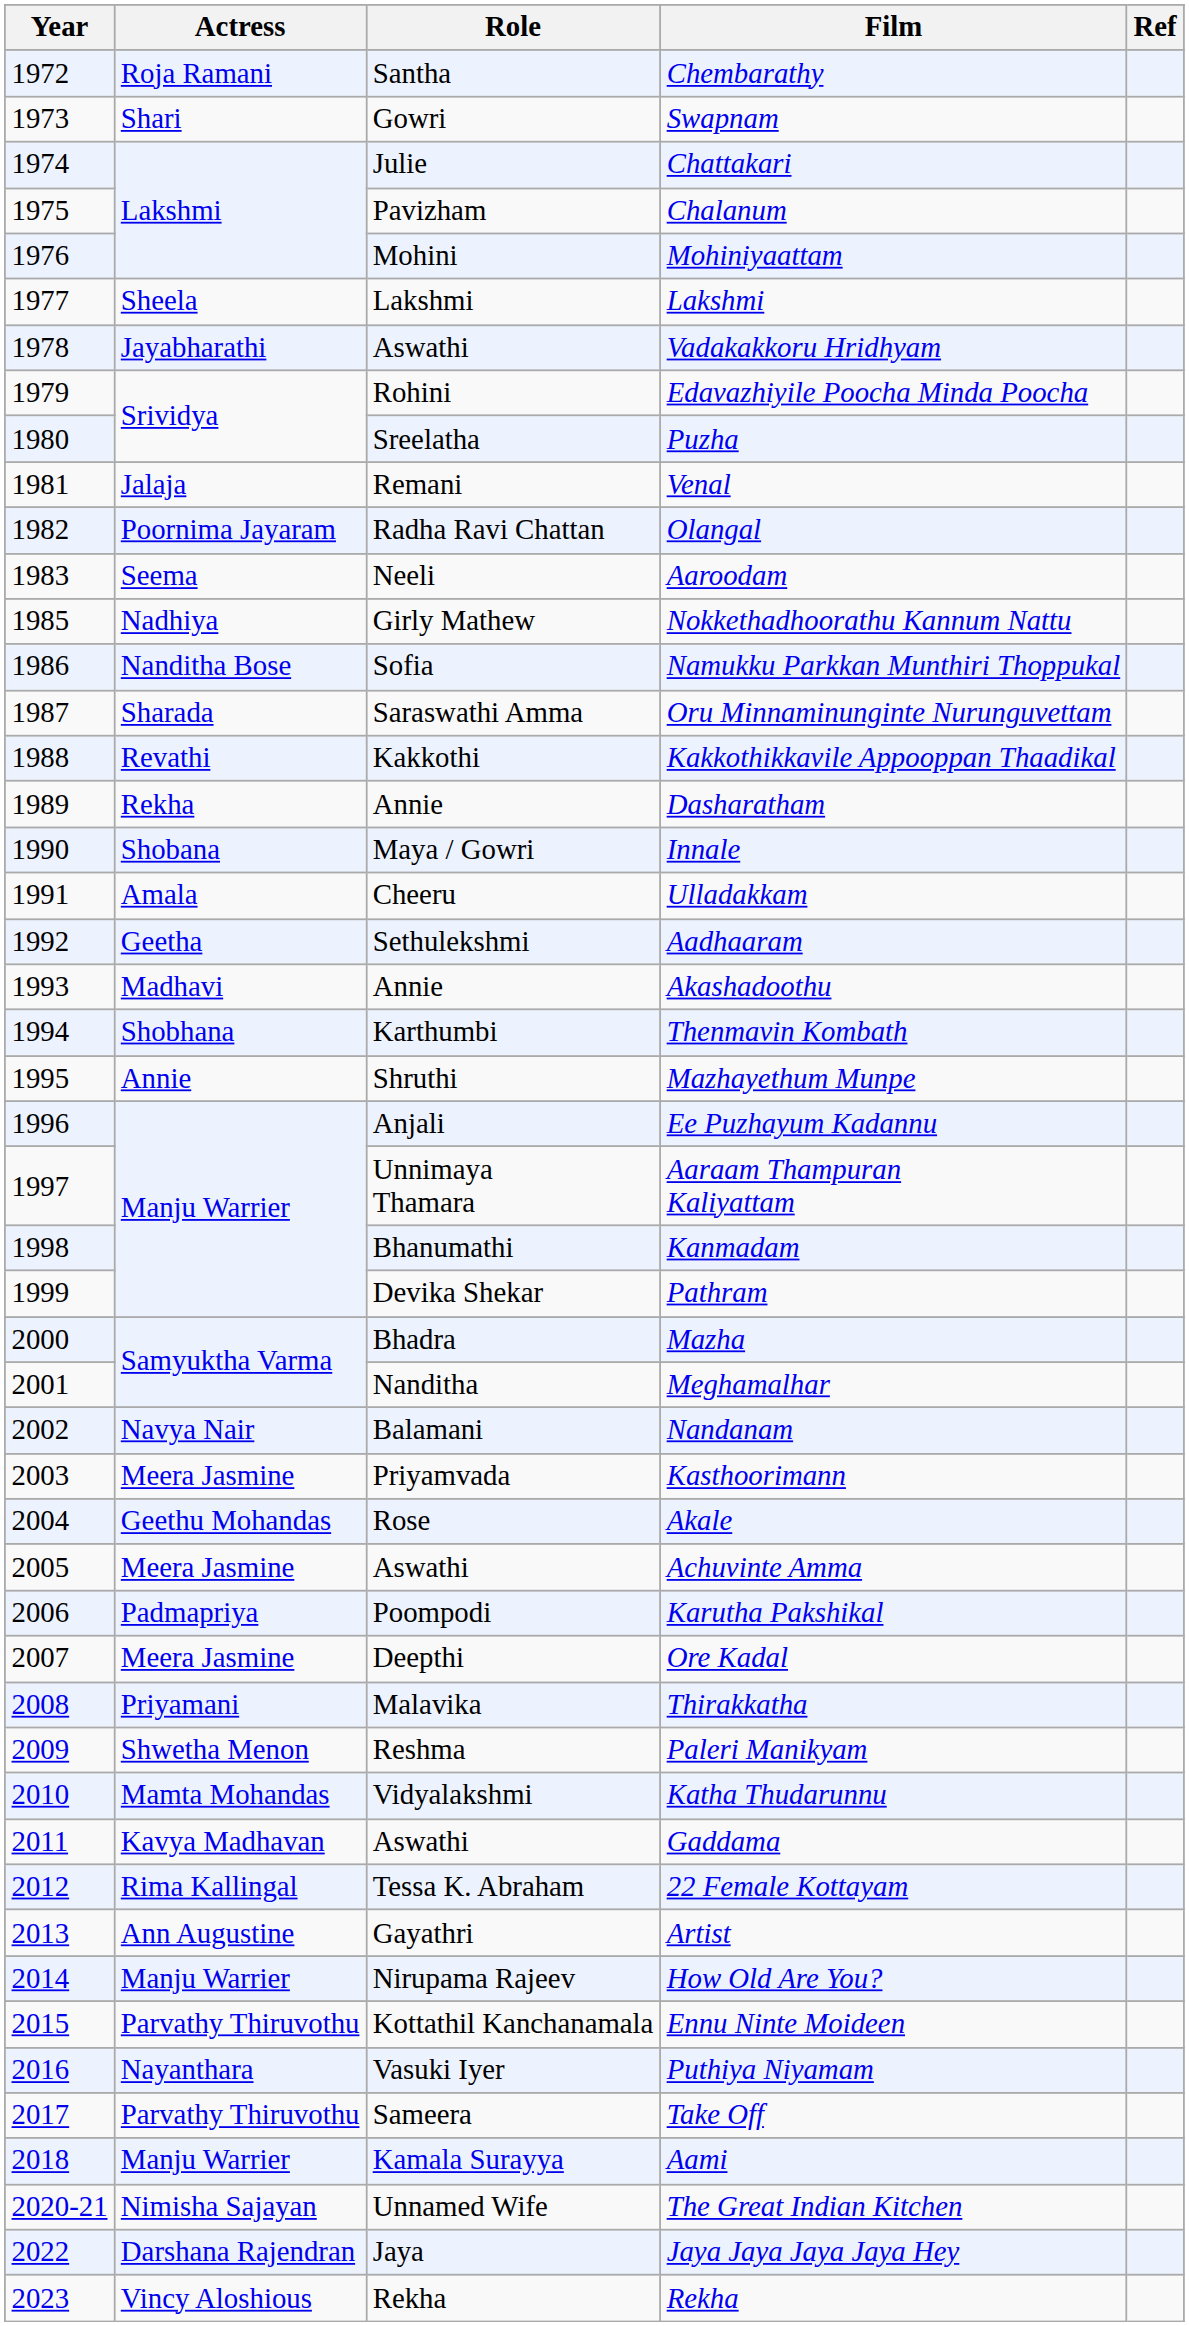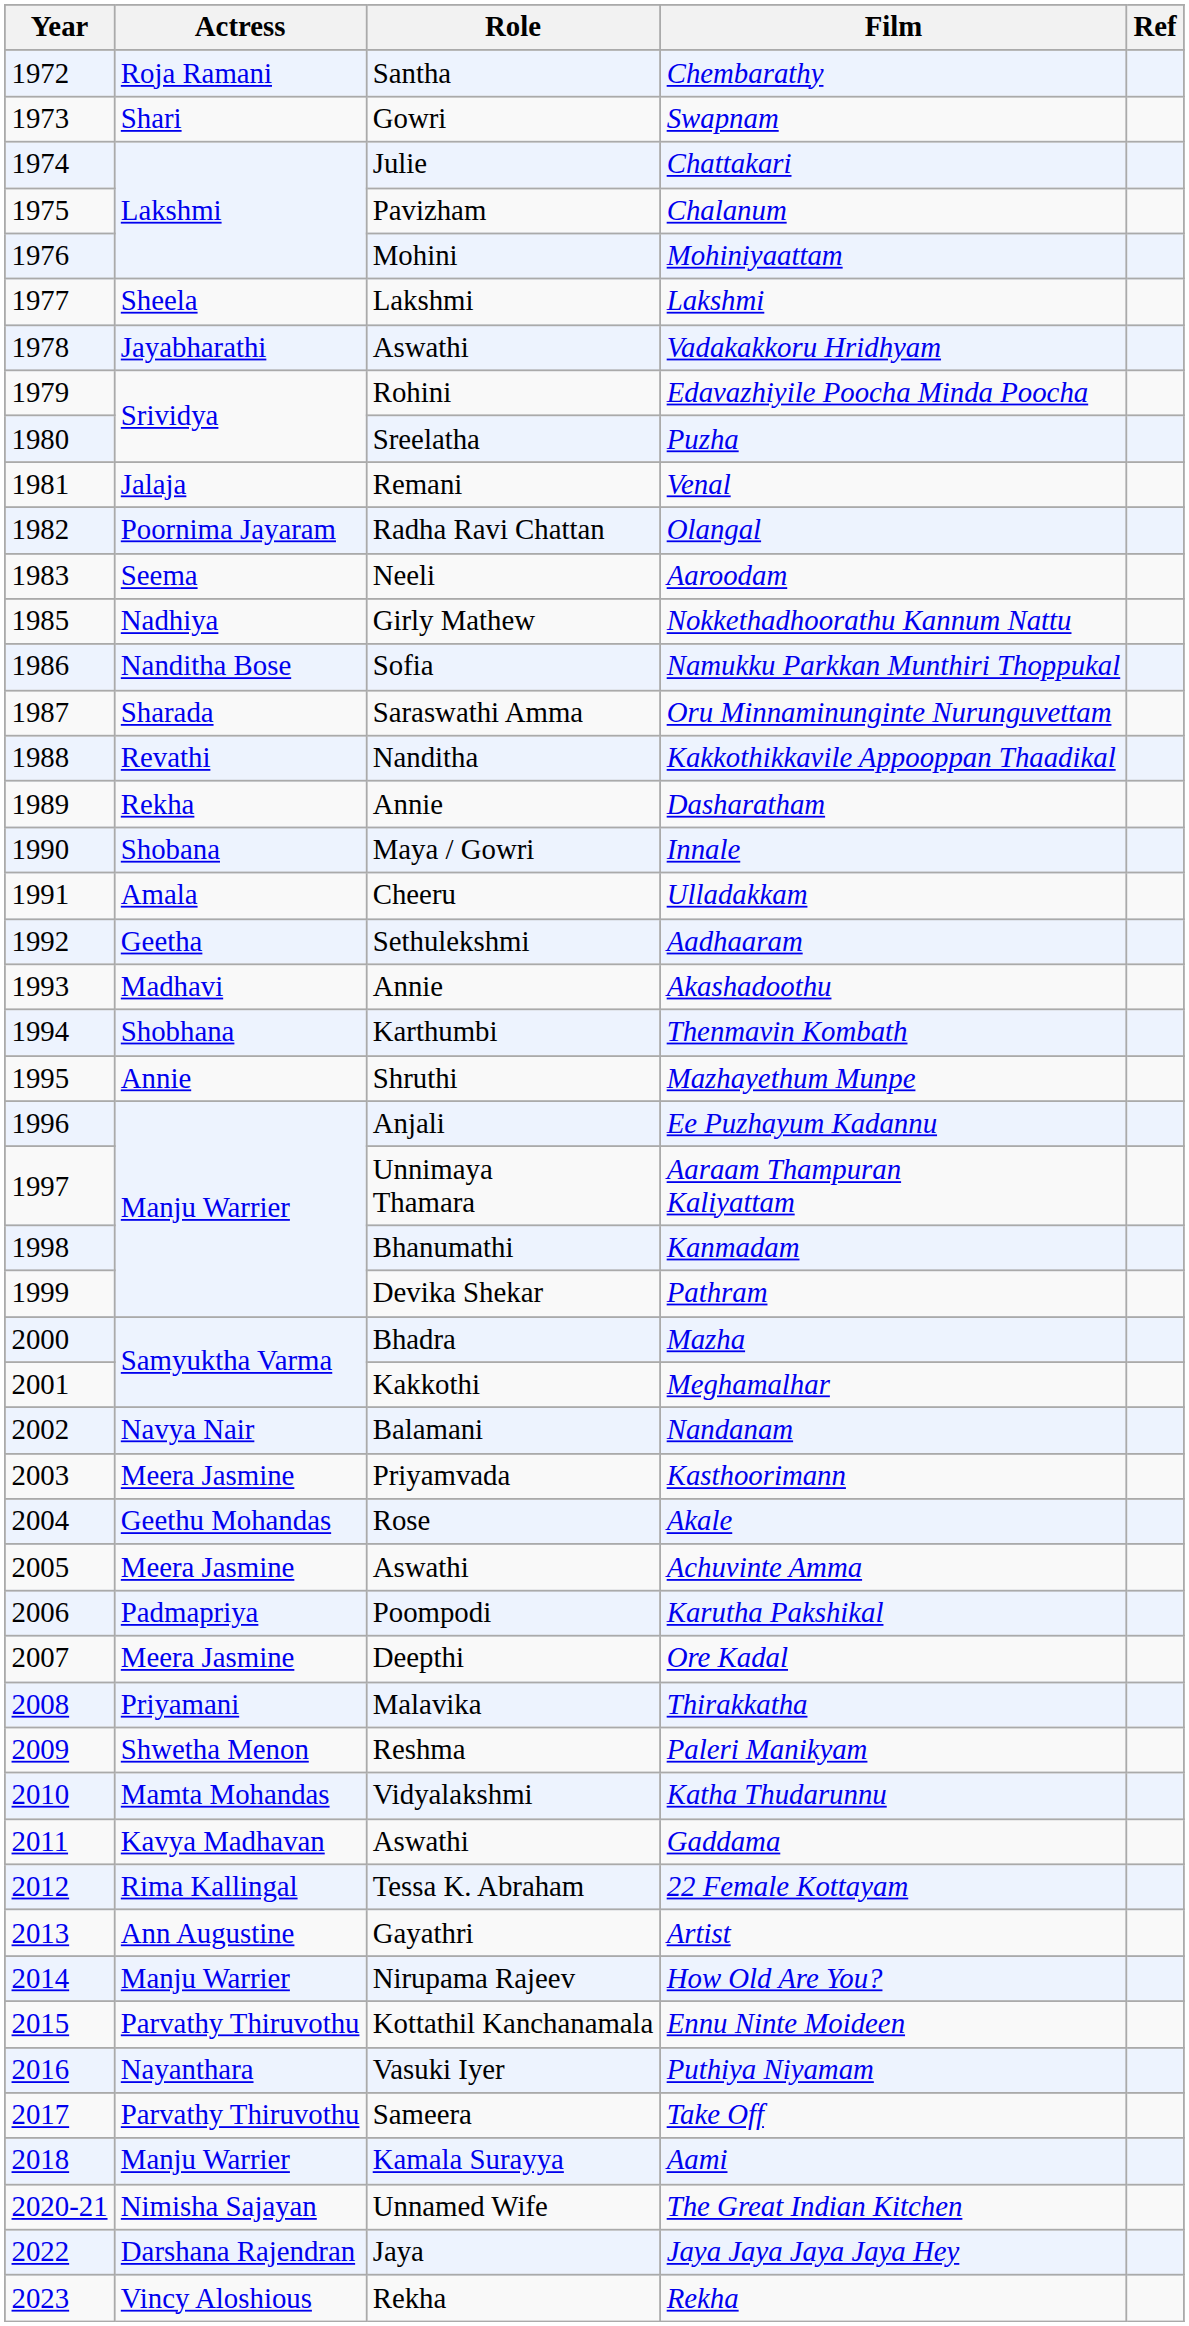(426, 758) Kakkothi -> (426, 758) Nanditha
(426, 1384) Nanditha -> (426, 1384) Kakkothi
